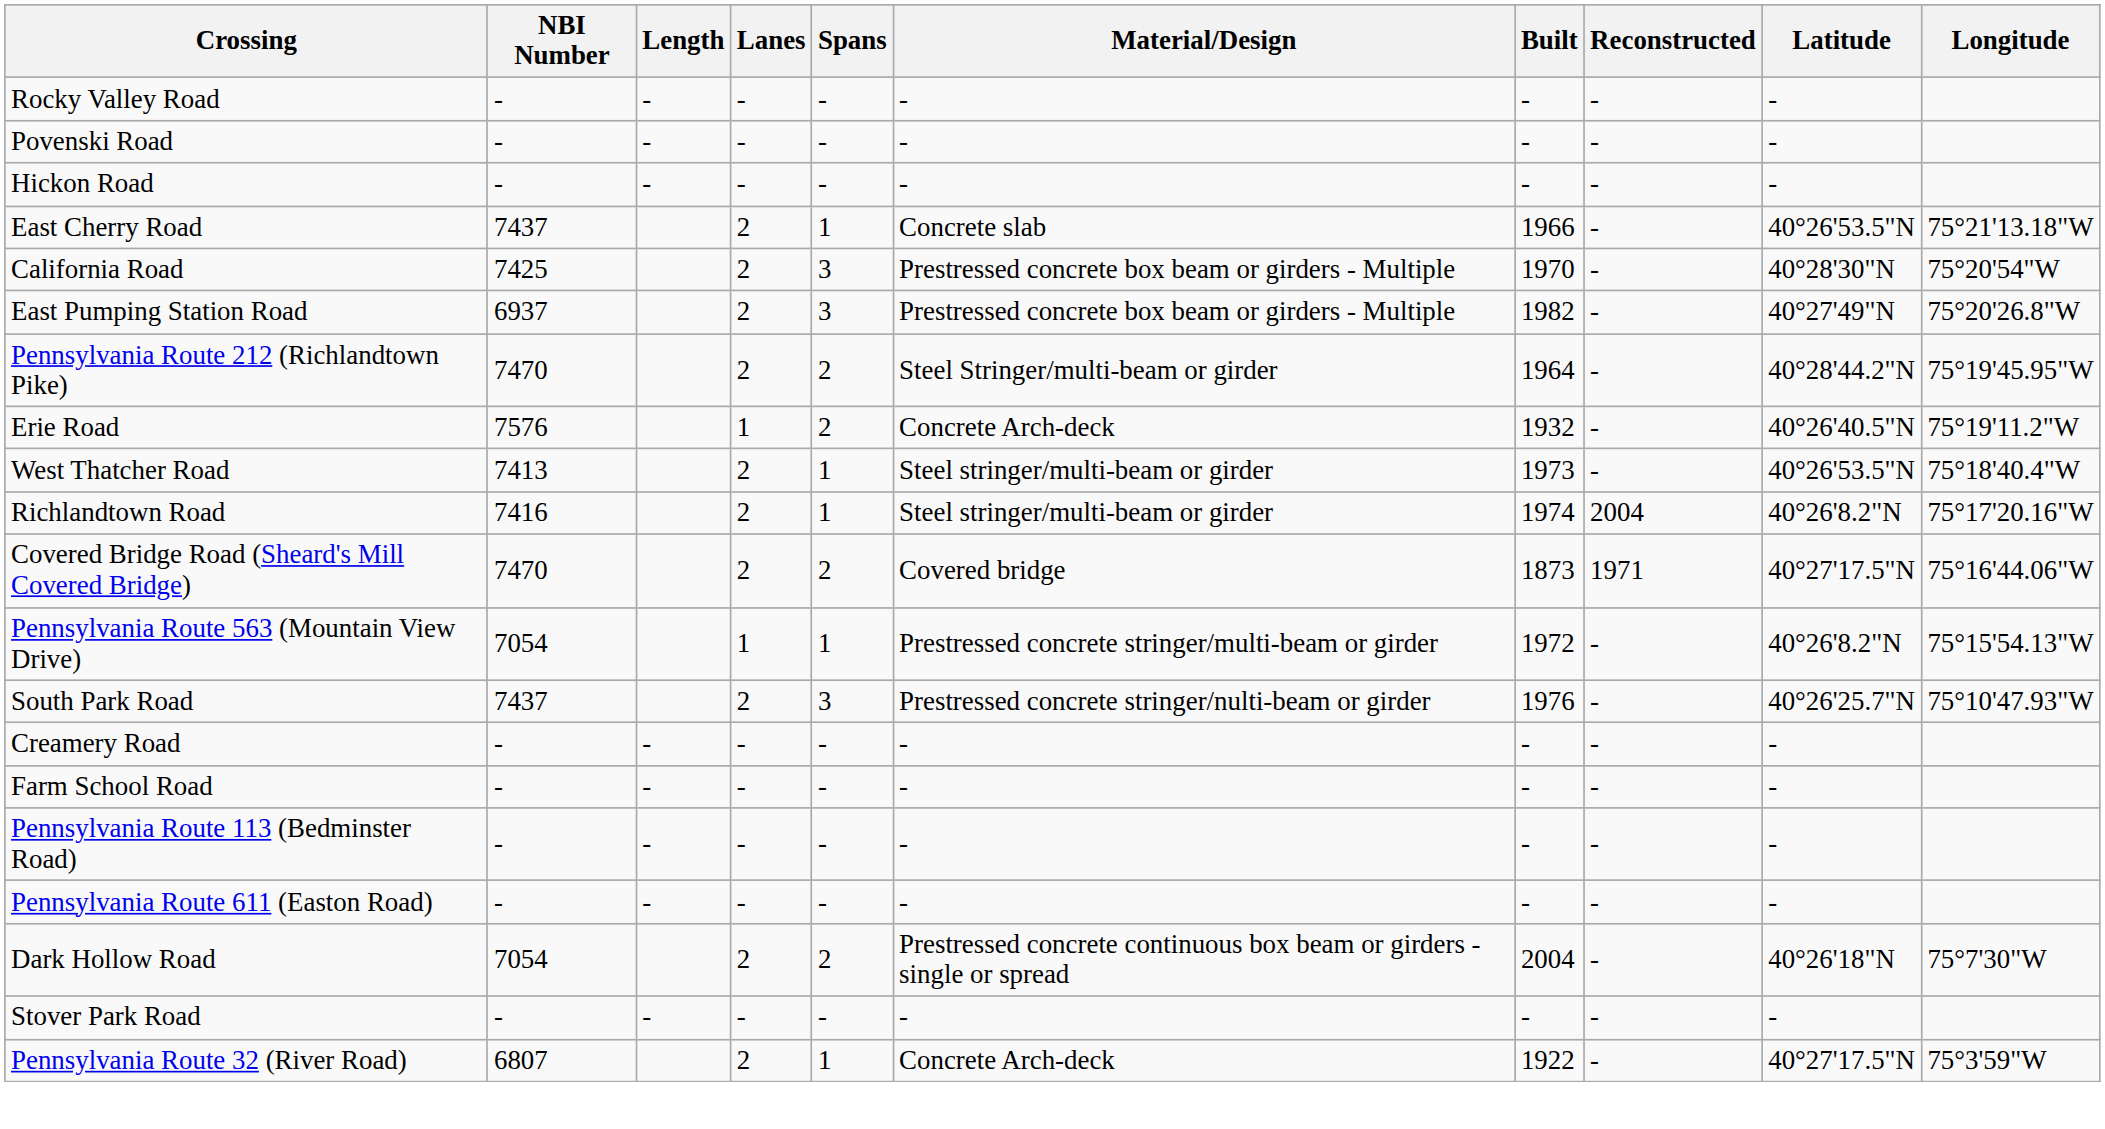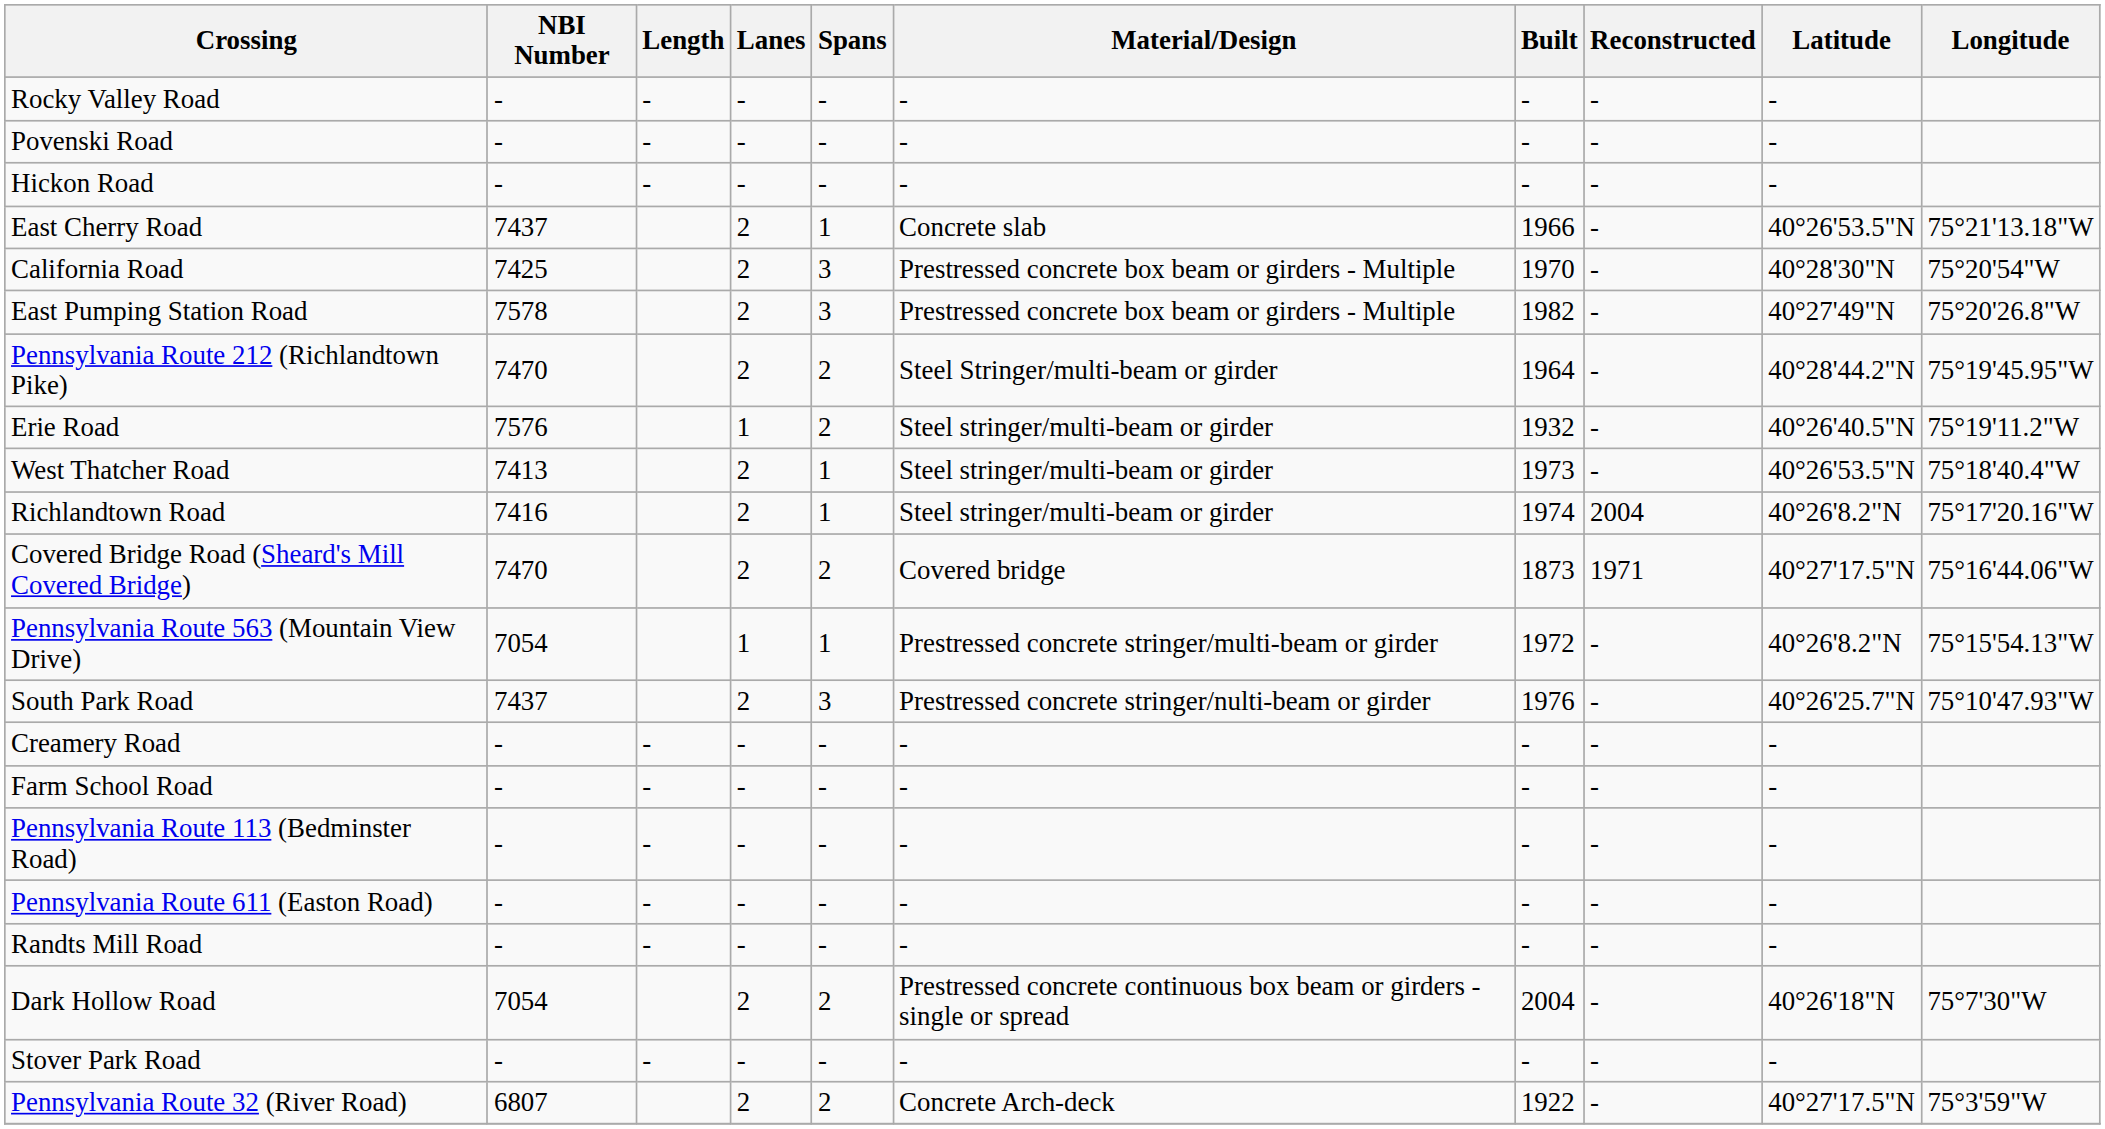(521, 311) 6937 -> (521, 311) 7578
(1007, 427) Concrete Arch-deck -> (1086, 427) Steel stringer/multi-beam or girder
+ row: (107, 944)
(825, 1059) 1 -> (825, 1102) 2
